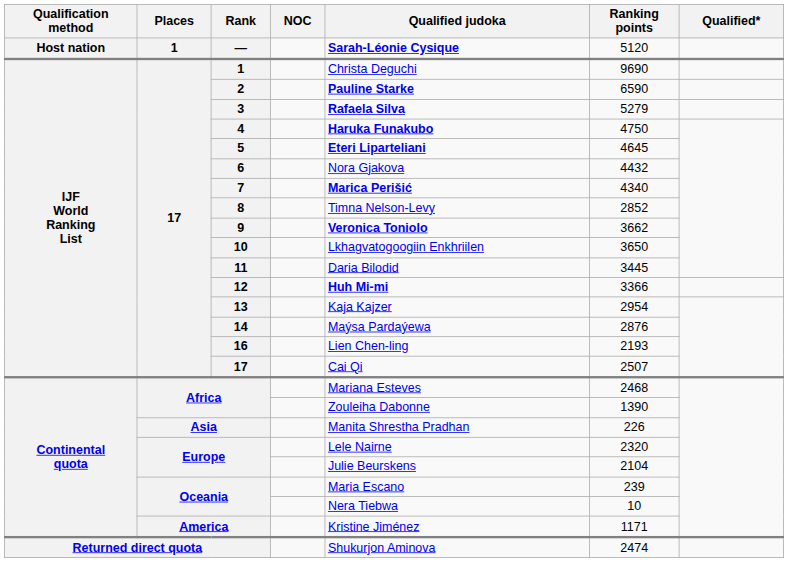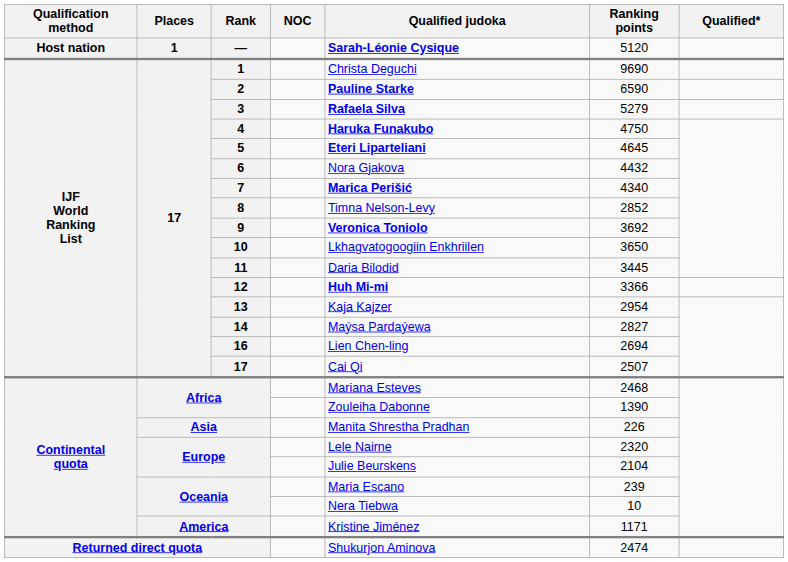(634, 227) 3662 -> (634, 227) 3692
(634, 326) 2876 -> (634, 326) 2827
(634, 346) 2193 -> (634, 346) 2694
